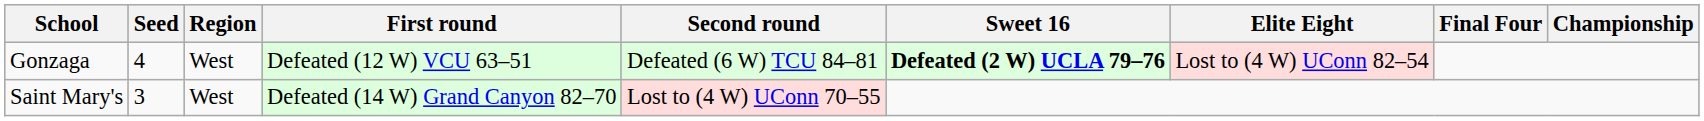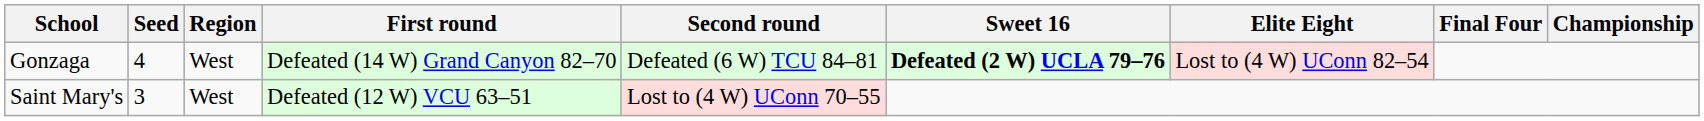(399, 60) Defeated (12 W) VCU 63–51 -> (442, 60) Defeated (14 W) Grand Canyon 82–70
(442, 97) Defeated (14 W) Grand Canyon 82–70 -> (399, 97) Defeated (12 W) VCU 63–51
